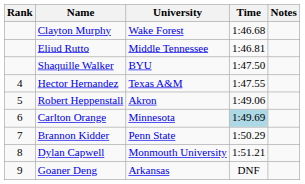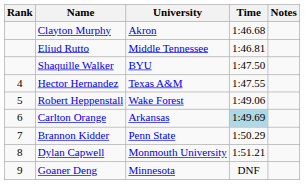(156, 30) Wake Forest -> (142, 30) Akron
(142, 100) Akron -> (156, 100) Wake Forest
(152, 118) Minnesota -> (149, 118) Arkansas
(149, 170) Arkansas -> (152, 170) Minnesota
